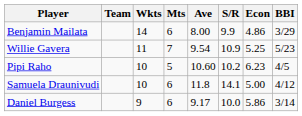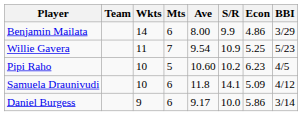(255, 84) 5.00 -> (255, 84) 5.09
